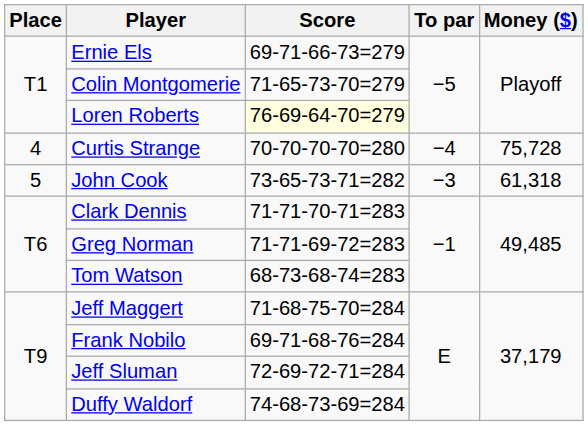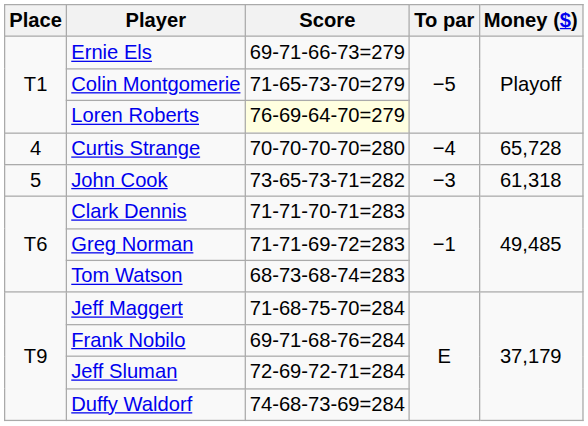(531, 148) 75,728 -> (531, 148) 65,728
